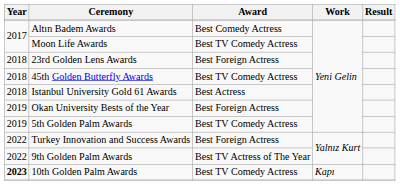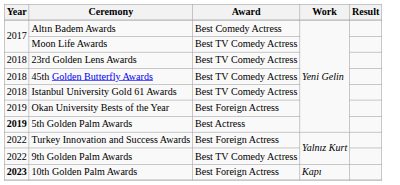(237, 60) Best Foreign Actress -> (246, 60) Best TV Comedy Actress
(220, 92) Best Actress -> (246, 92) Best TV Comedy Actress
(17, 124) normal -> (17, 124) bold
(246, 124) Best TV Comedy Actress -> (220, 124) Best Actress
(253, 156) Best TV Actress of The Year -> (246, 156) Best TV Comedy Actress
(246, 172) Best TV Comedy Actress -> (237, 172) Best Foreign Actress
